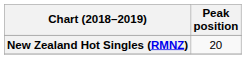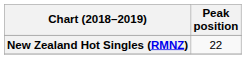(216, 44) 20 -> (216, 44) 22
